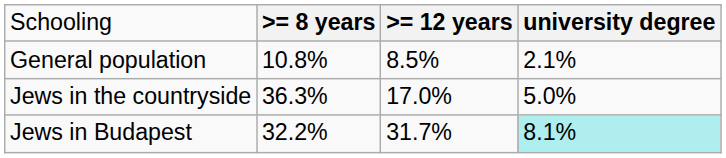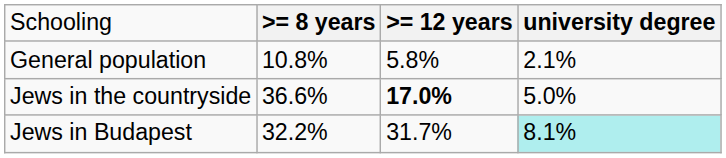(413, 59) 8.5% -> (413, 59) 5.8%
(295, 96) 36.3% -> (295, 96) 36.6%
(419, 96) normal -> (419, 96) bold
